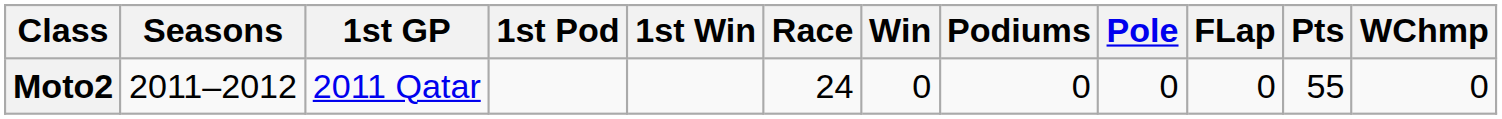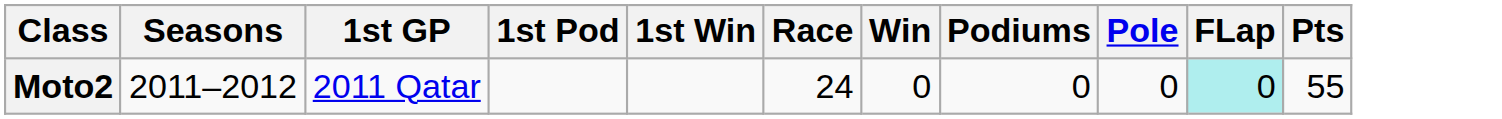- column: (1424, 31)
(1266, 85) no background -> (1266, 85) paleturquoise background
